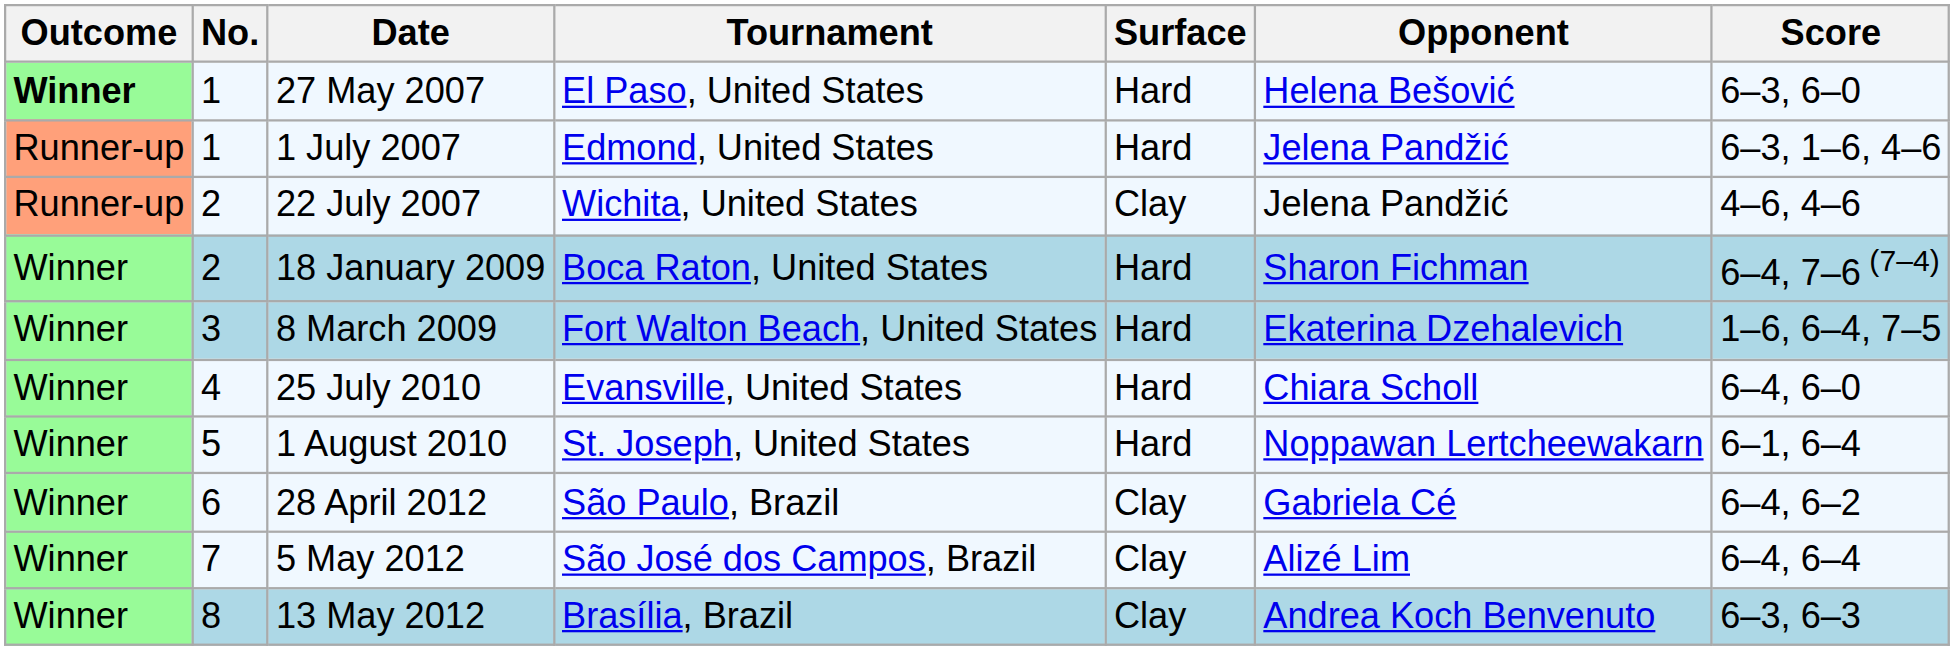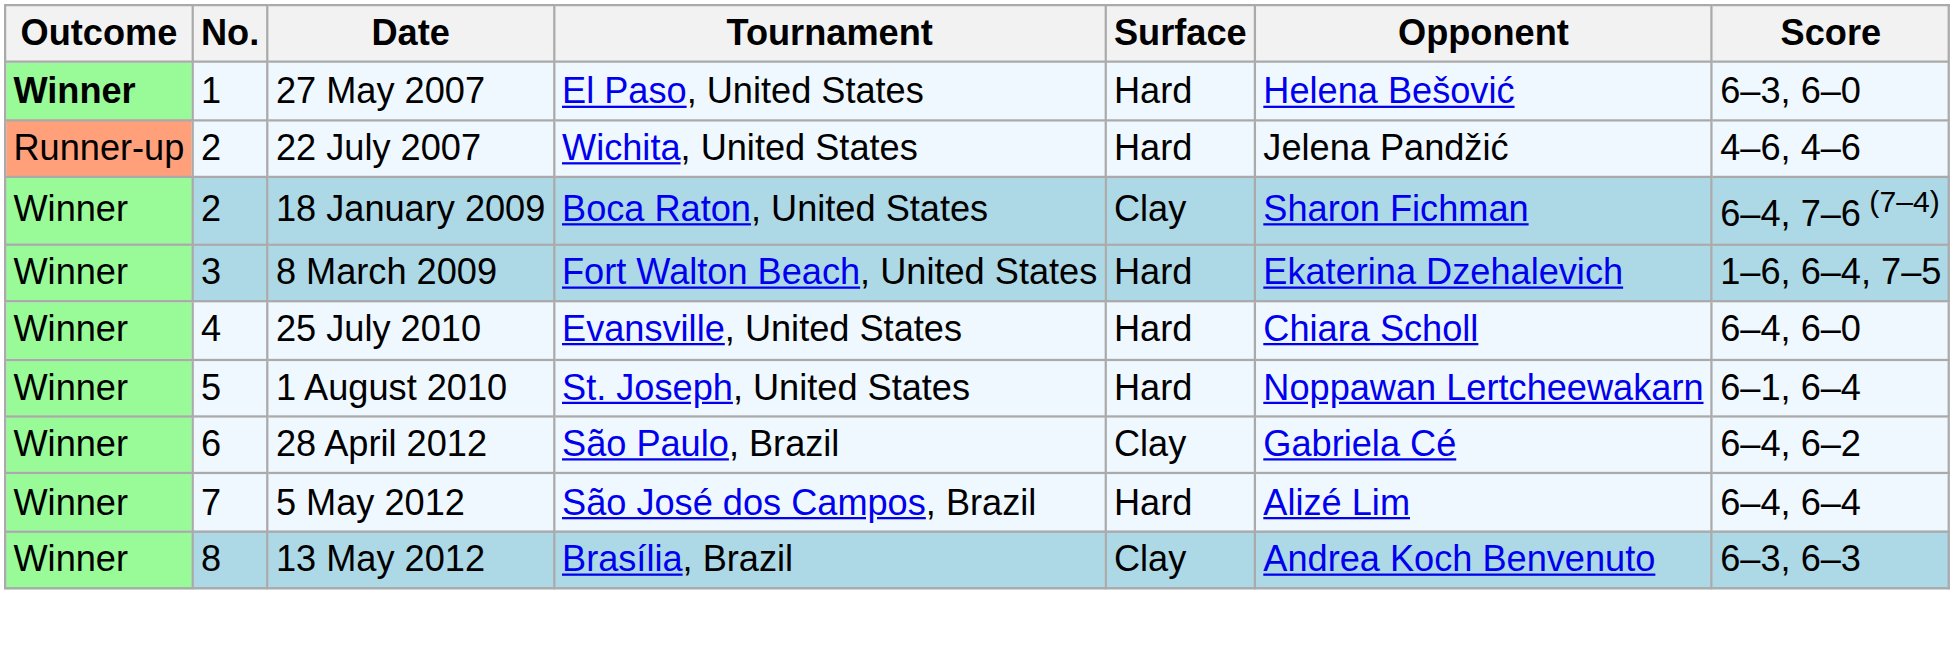- row: (368, 147)
(1150, 205) Clay -> (1153, 147) Hard
(1153, 267) Hard -> (1150, 210) Clay
(1150, 559) Clay -> (1153, 501) Hard
